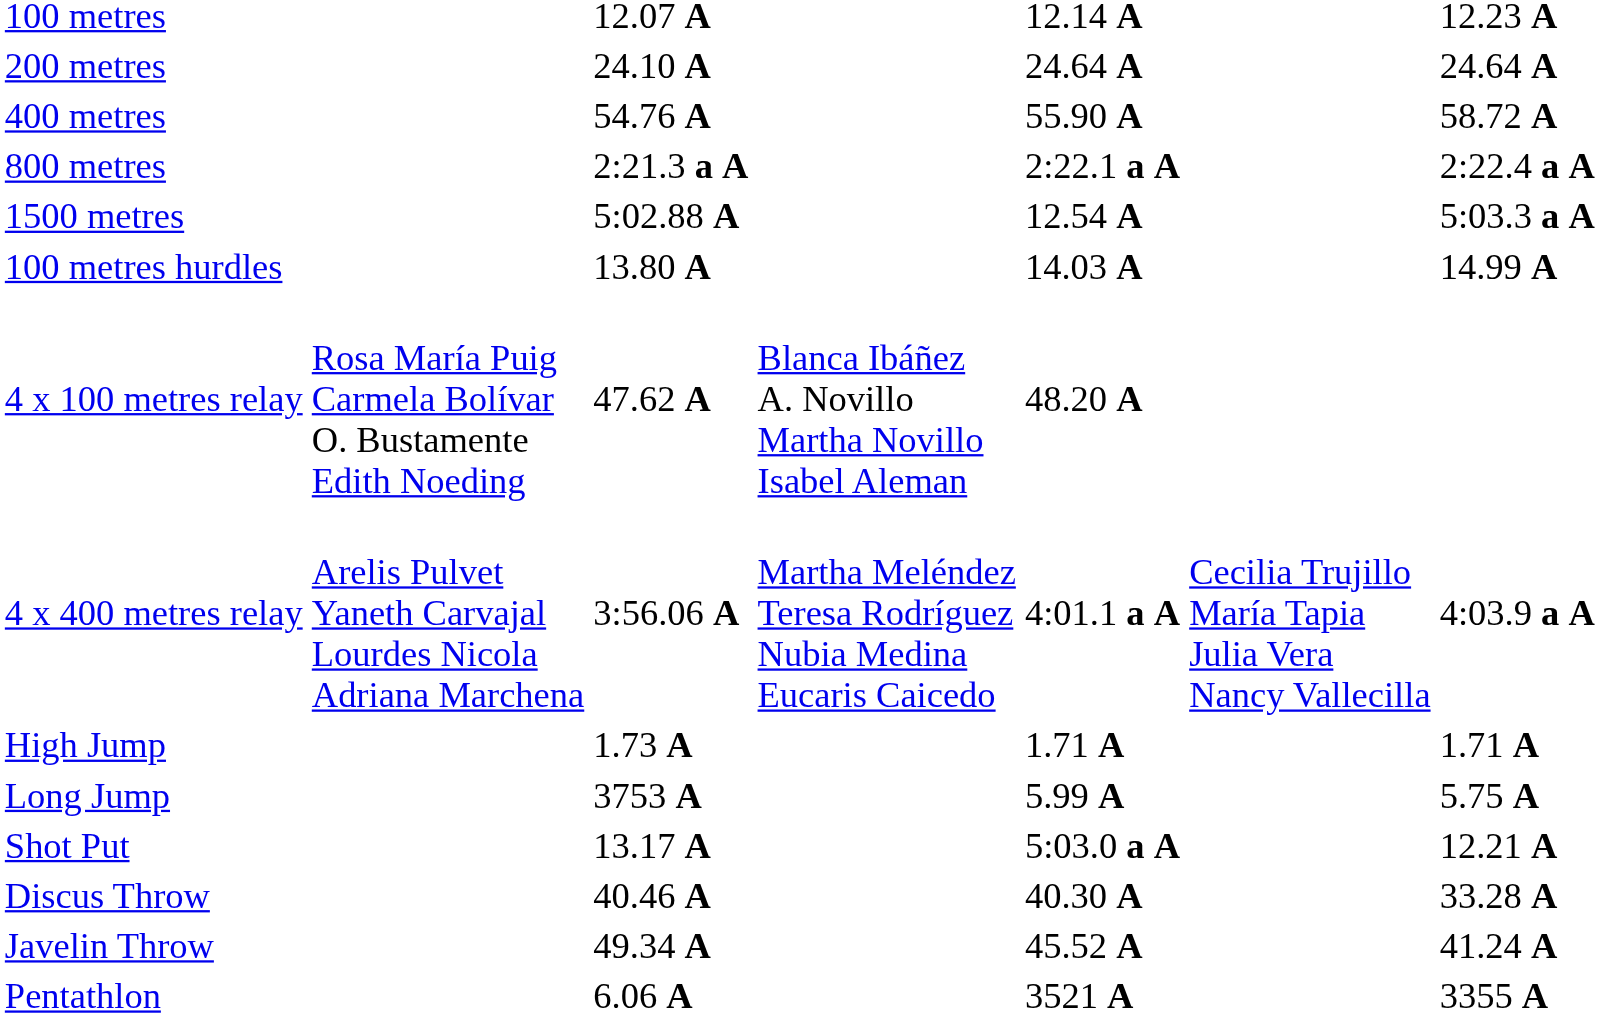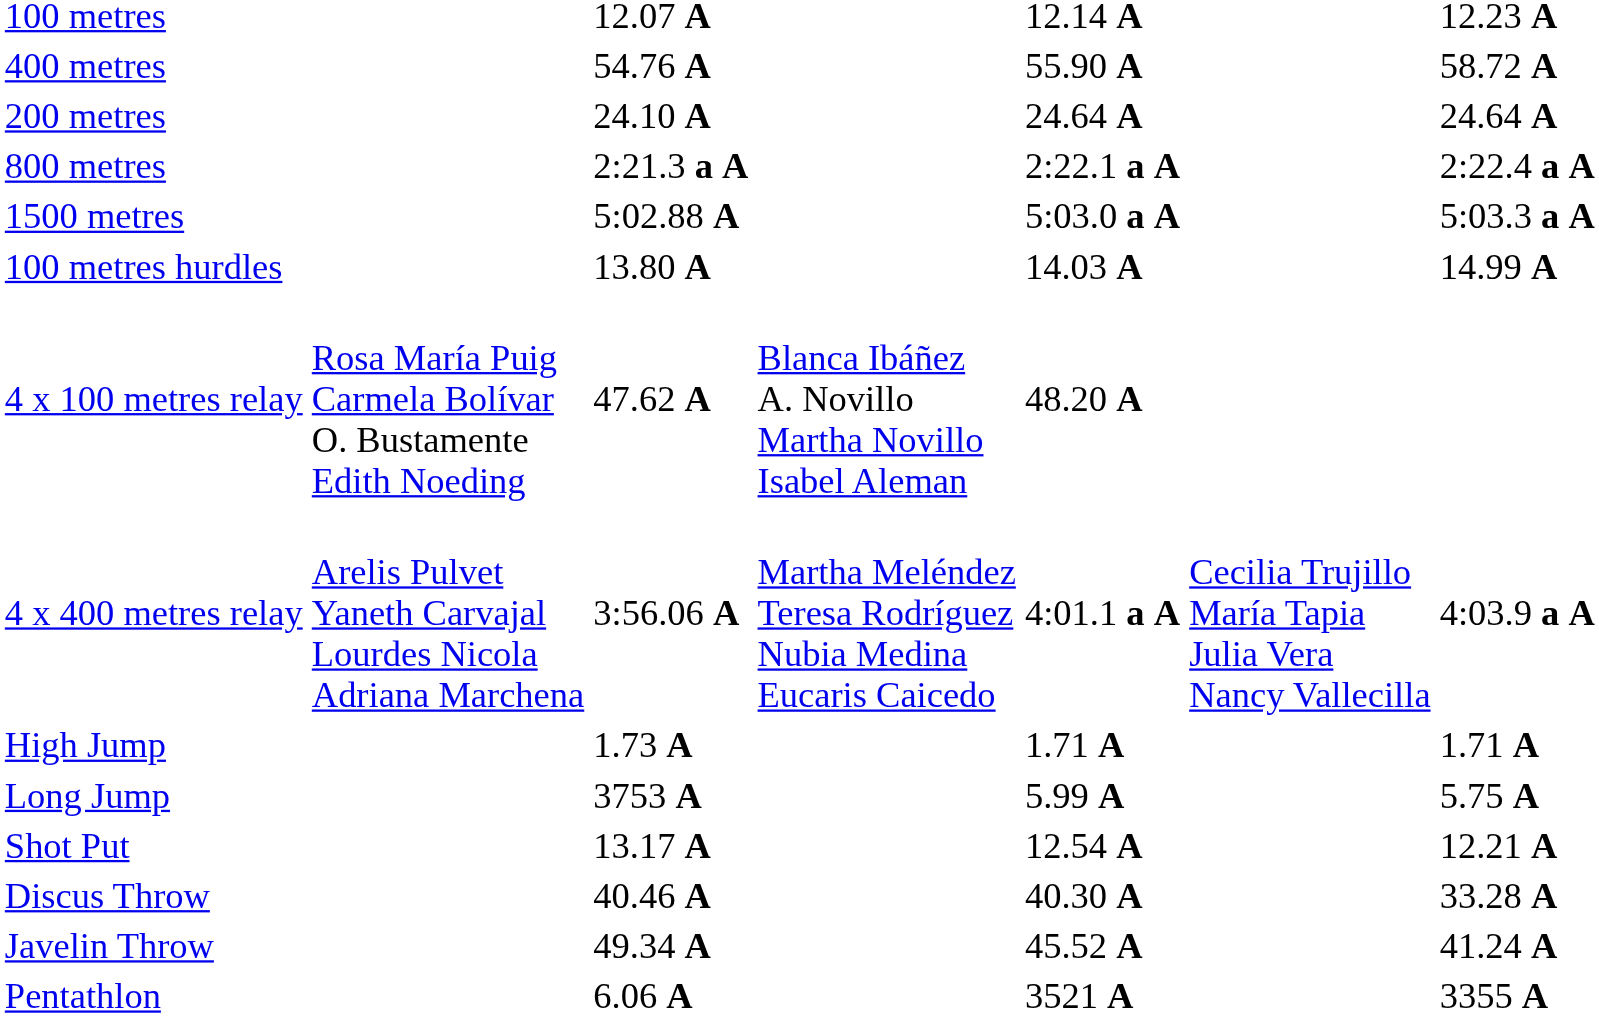rows swapped: (85, 65) <-> (85, 116)
(1084, 216) 12.54 A -> (1102, 216) 5:03.0 a A
(1102, 845) 5:03.0 a A -> (1084, 845) 12.54 A
